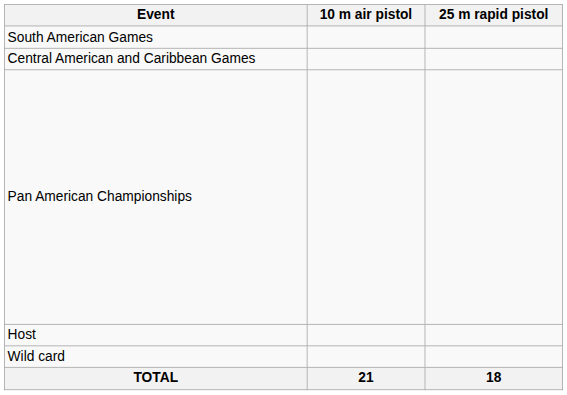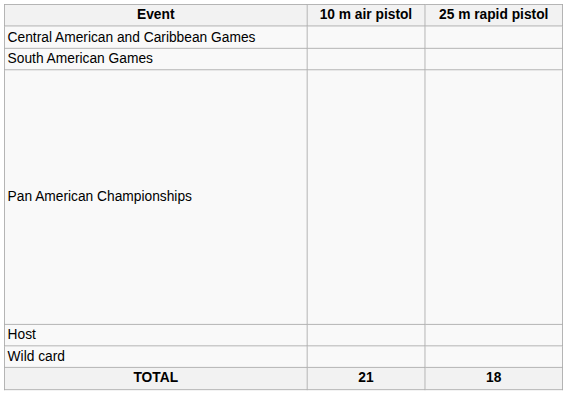rows swapped: (80, 37) <-> (132, 59)
